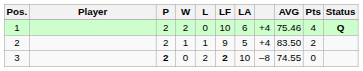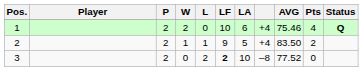(166, 58) bold -> (166, 58) normal
(289, 58) 74.55 -> (289, 58) 77.52
